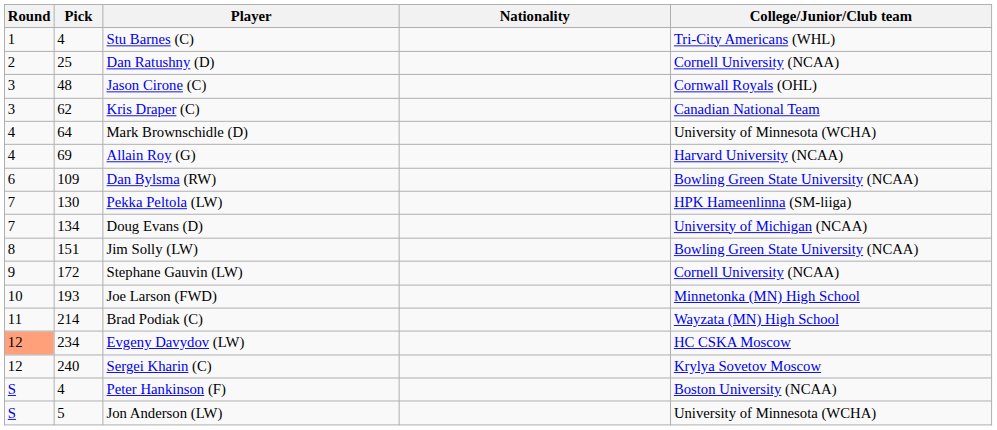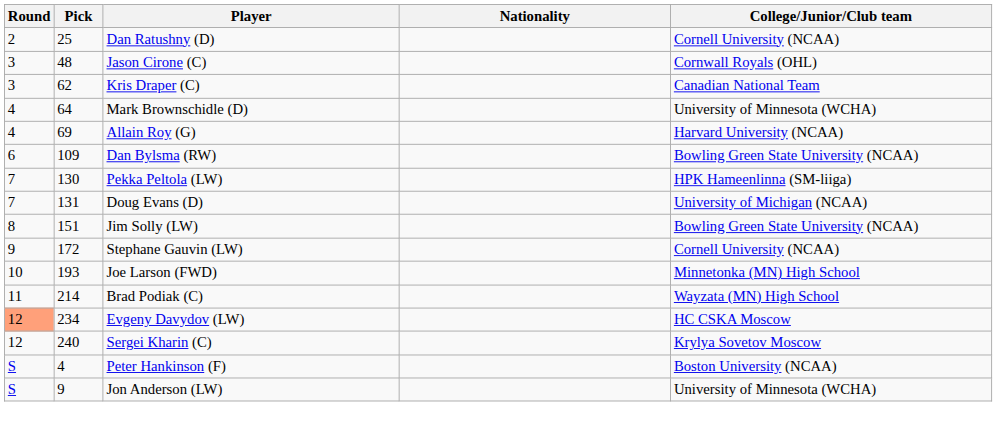- row: (150, 39)
(68, 226) 134 -> (68, 202) 131
(61, 413) 5 -> (61, 389) 9
